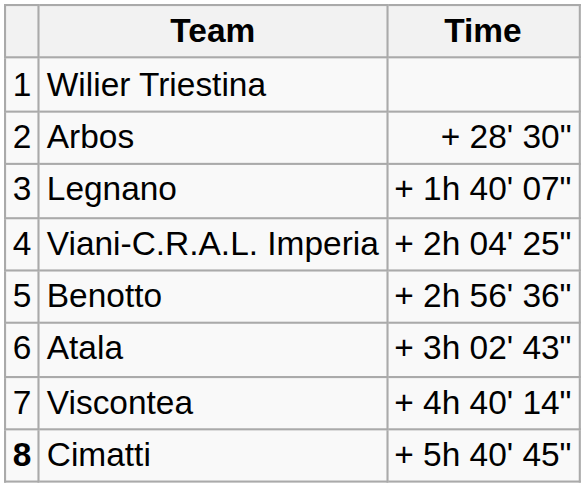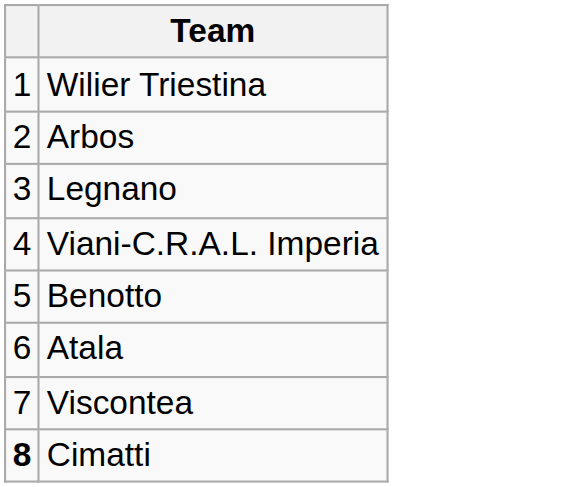- column: (483, 31)
